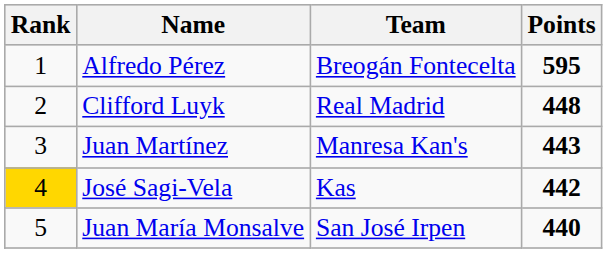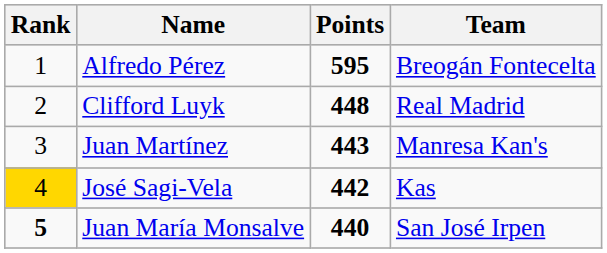columns swapped: (416, 24) <-> (562, 24)
(41, 227) normal -> (41, 227) bold
